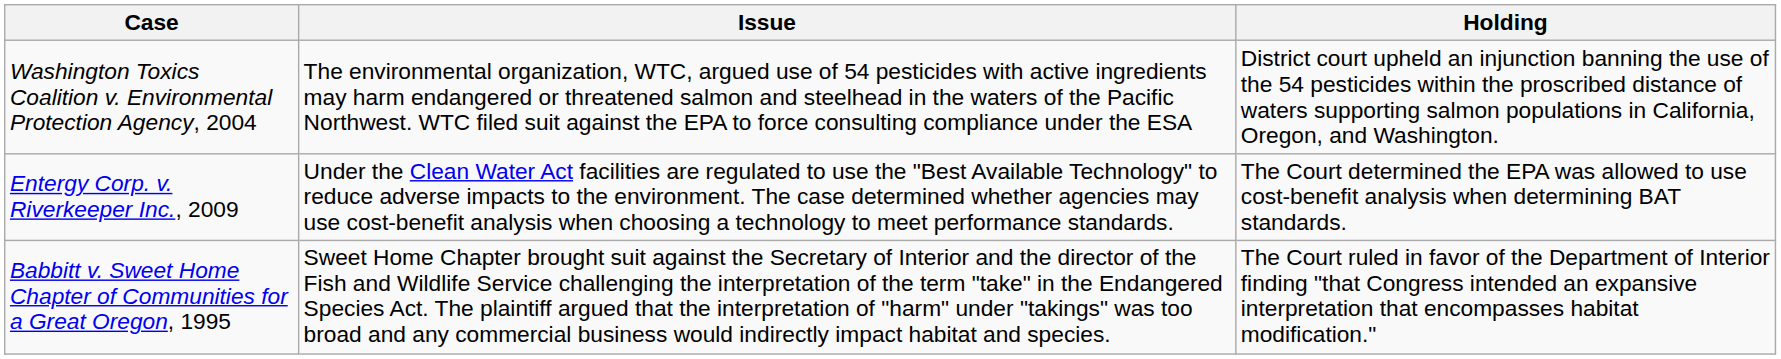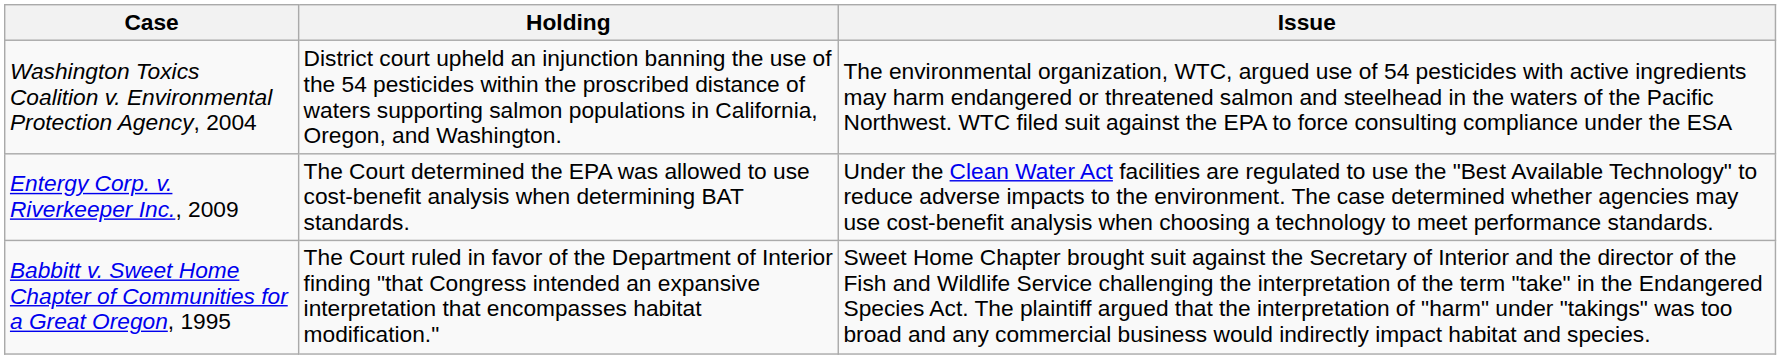columns swapped: (767, 22) <-> (1505, 22)
